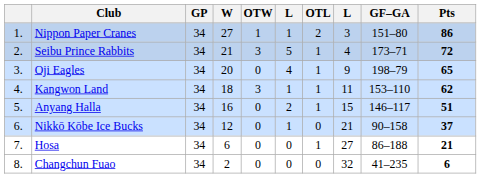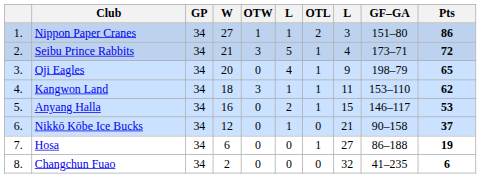(447, 107) 51 -> (447, 107) 53
(447, 145) 21 -> (447, 145) 19
